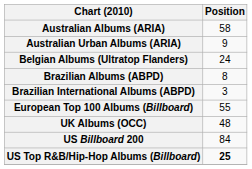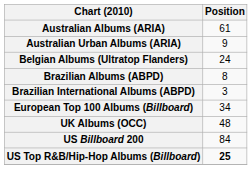(225, 28) 58 -> (225, 28) 61
(225, 108) 55 -> (225, 108) 34
